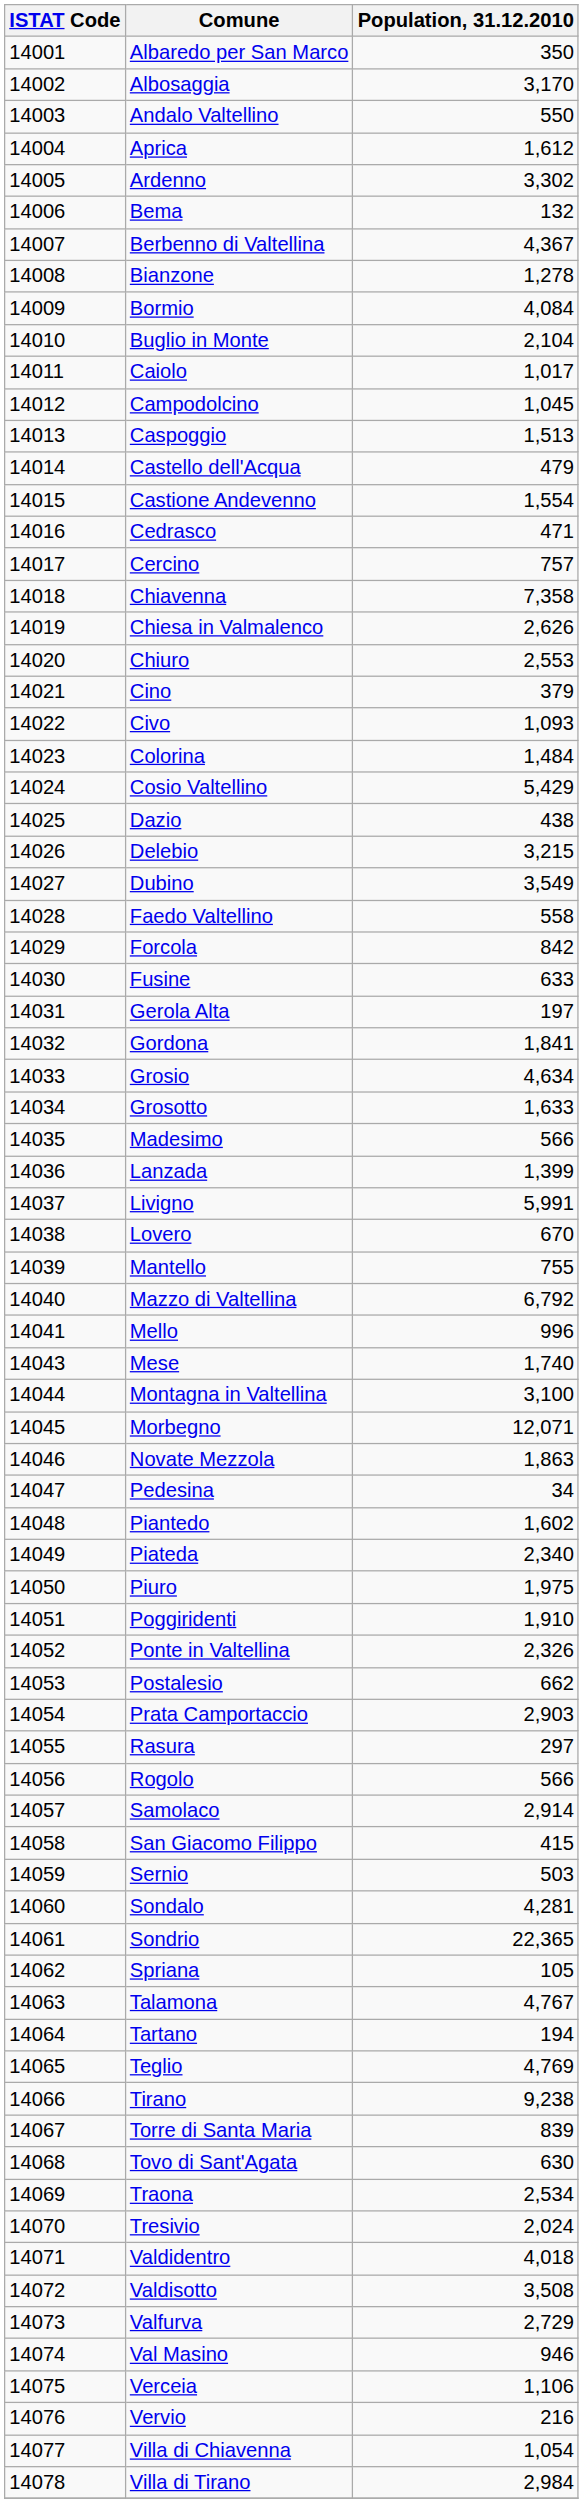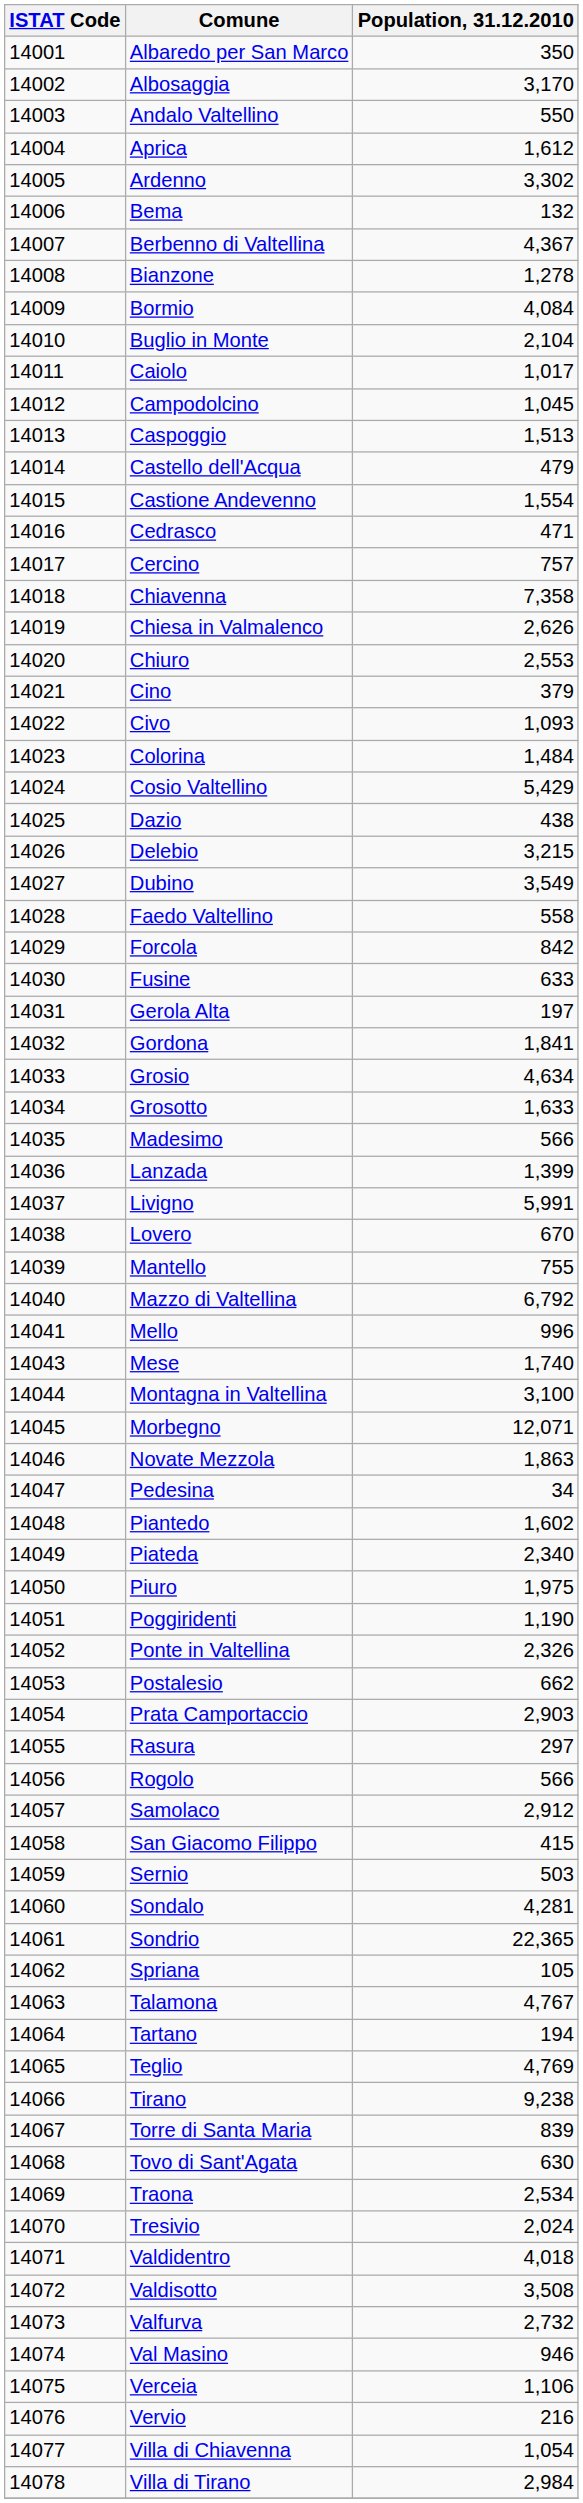(549, 1619) 1,910 -> (549, 1619) 1,190
(549, 1810) 2,914 -> (549, 1810) 2,912
(549, 2322) 2,729 -> (549, 2322) 2,732
